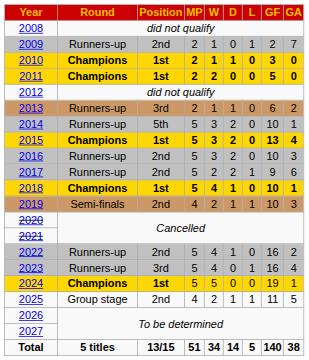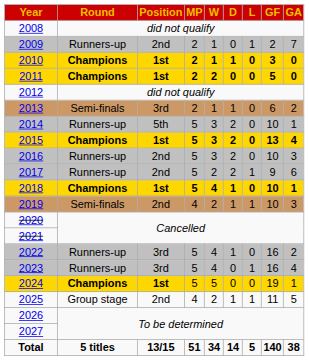(97, 108) Runners-up -> (97, 108) Semi-finals
(161, 252) 2nd -> (161, 252) 3rd
